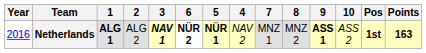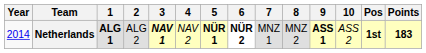columns swapped: (242, 12) <-> (189, 12)
(18, 34) 2016 -> (18, 34) 2014
(404, 34) 163 -> (404, 34) 183
